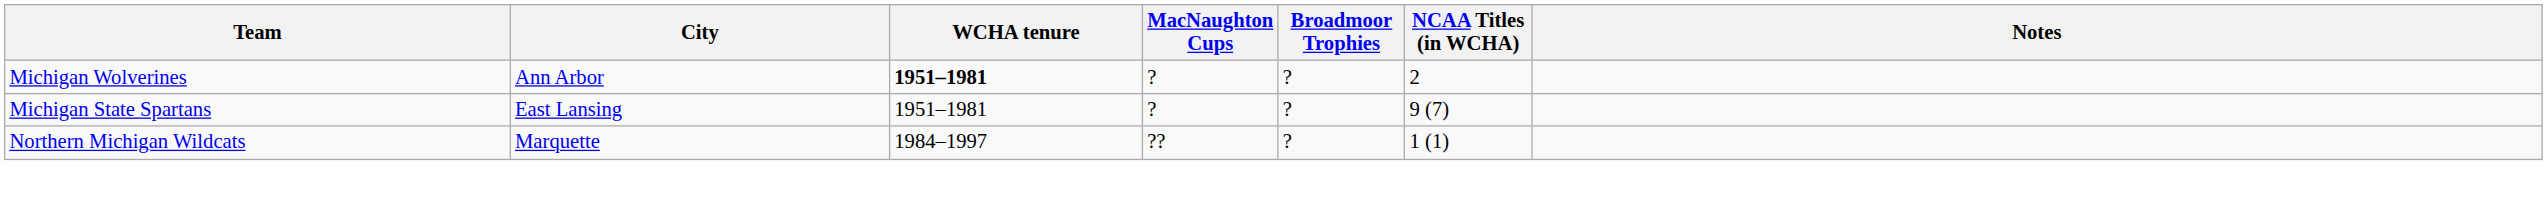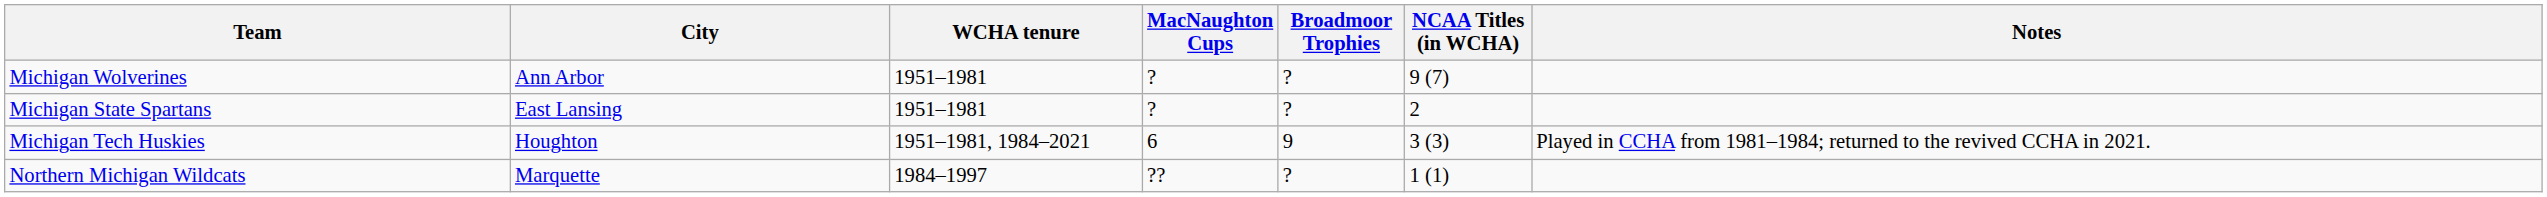(941, 76) bold -> (941, 76) normal
(1415, 76) 2 -> (1429, 76) 9 (7)
(1429, 109) 9 (7) -> (1415, 109) 2
+ row: (107, 142)
